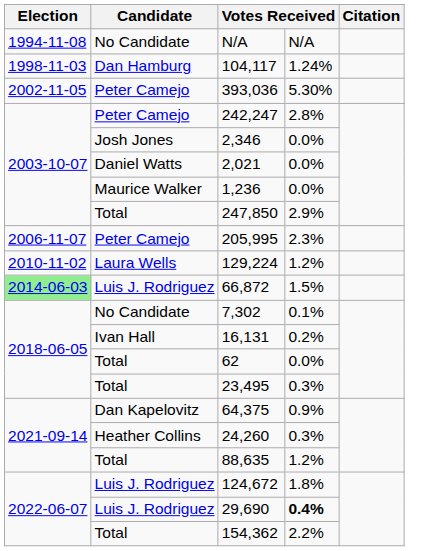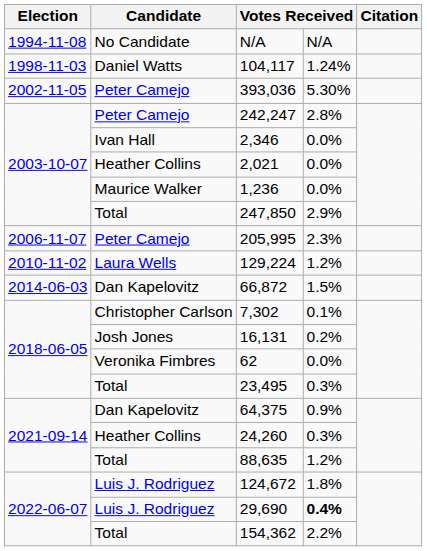(143, 66) Dan Hamburg -> (138, 66) Daniel Watts
(134, 139) Josh Jones -> (125, 139) Ivan Hall
(138, 164) Daniel Watts -> (148, 164) Heather Collins
(48, 287) lightgreen background -> (48, 287) no background
(155, 287) Luis J. Rodriguez -> (147, 287) Dan Kapelovitz
(142, 312) No Candidate -> (164, 312) Christopher Carlson
(125, 336) Ivan Hall -> (134, 336) Josh Jones
(111, 361) Total -> (155, 361) Veronika Fimbres
